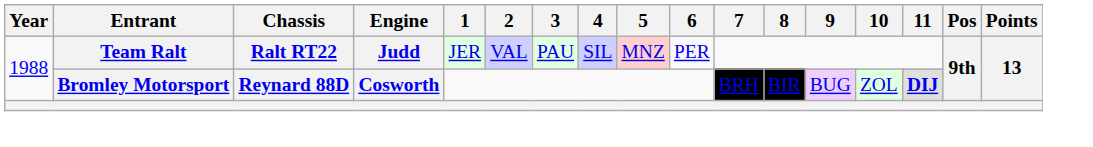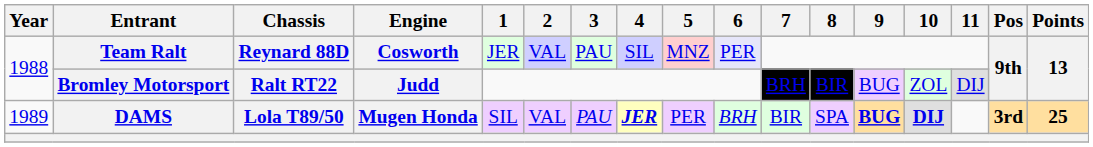(294, 52) Ralt RT22 -> (294, 52) Reynard 88D
(399, 52) Judd -> (418, 52) Cosworth
(692, 52) no background -> (738, 52) lavender background
(294, 84) Reynard 88D -> (294, 84) Ralt RT22
(399, 84) Cosworth -> (418, 84) Judd
(923, 84) bold -> (971, 84) normal
+ row: (143, 116)
